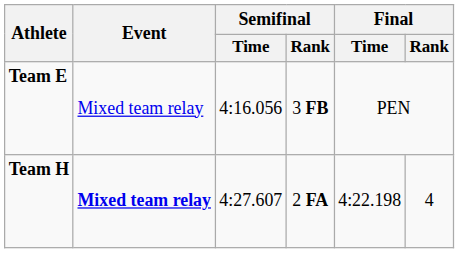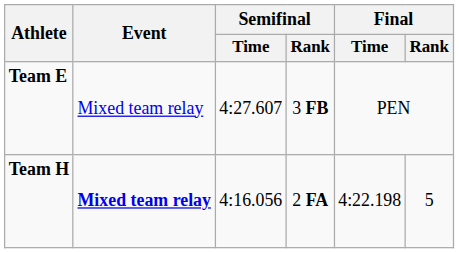(251, 108) 4:16.056 -> (251, 108) 4:27.607
(251, 201) 4:27.607 -> (251, 201) 4:16.056
(429, 201) 4 -> (429, 201) 5
